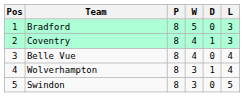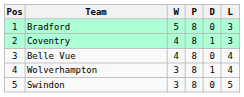columns swapped: (176, 12) <-> (194, 12)
